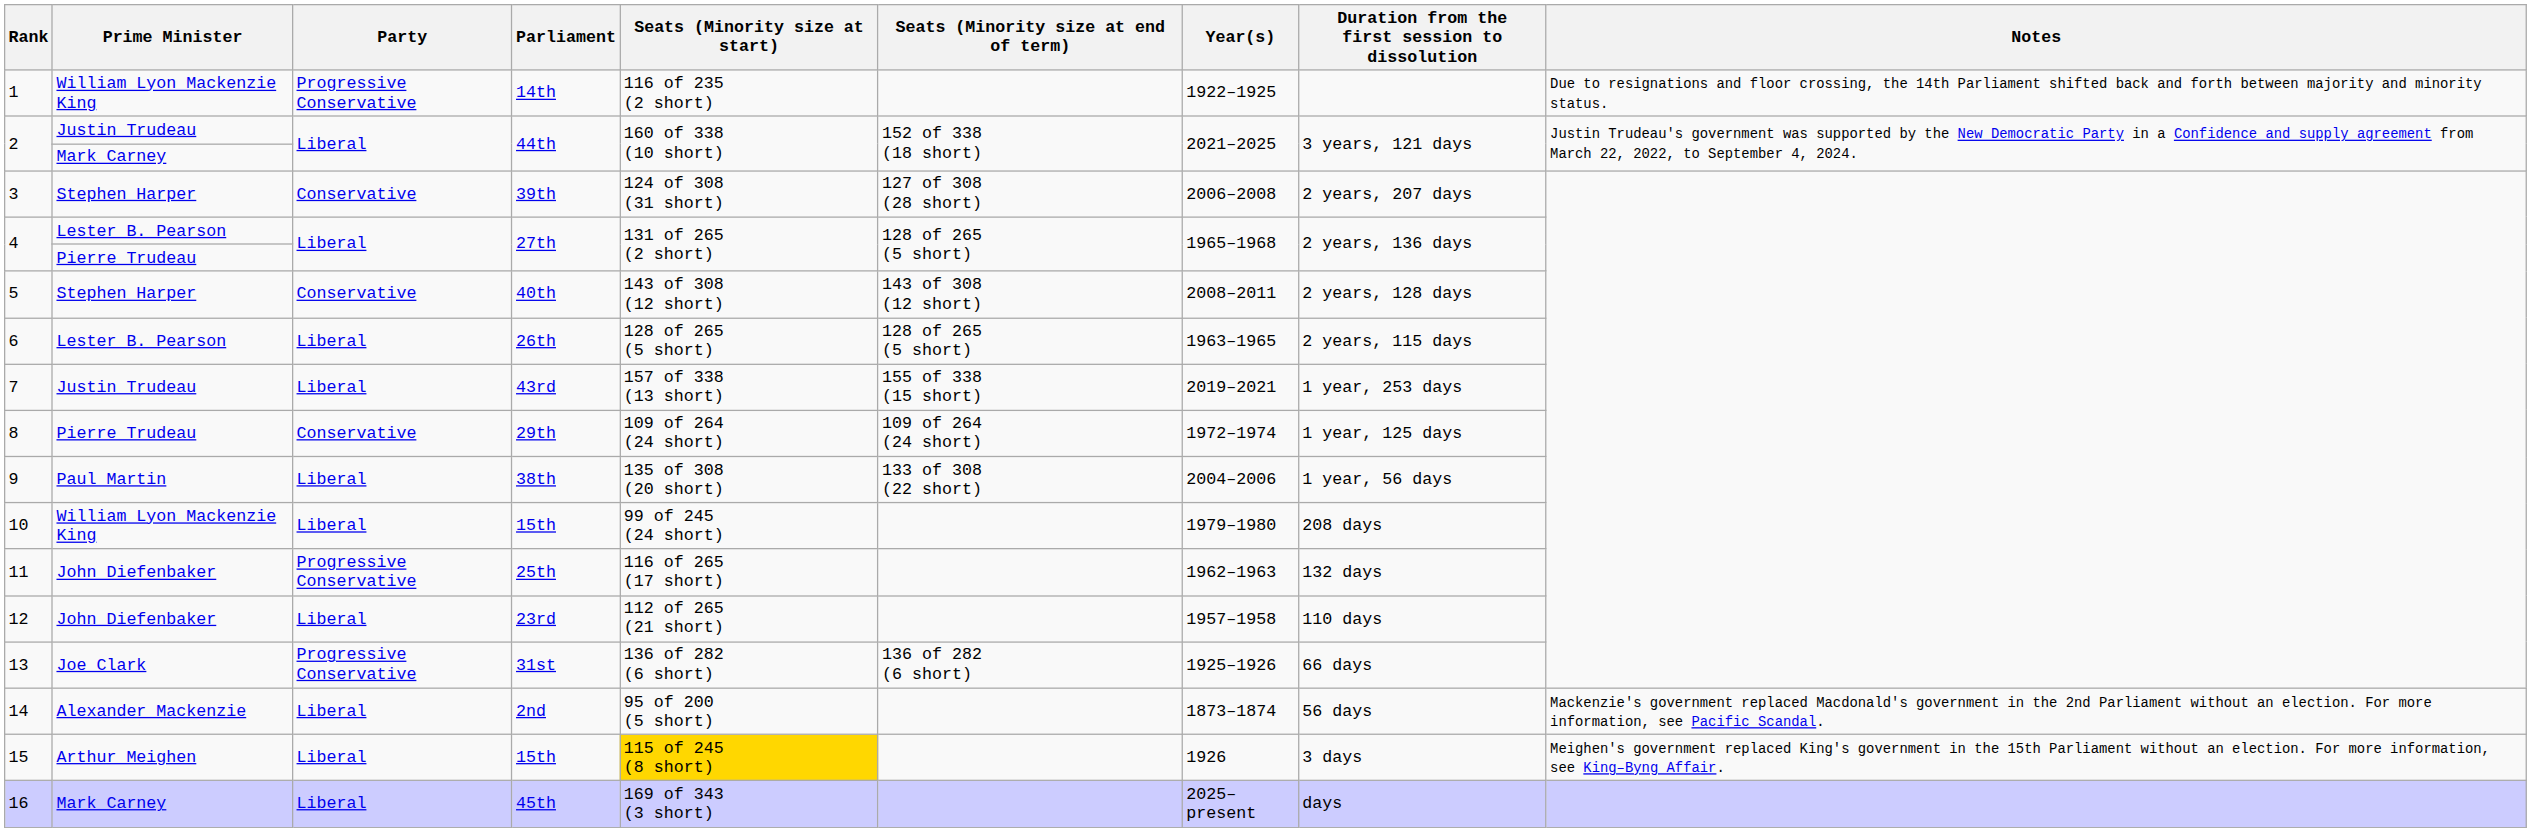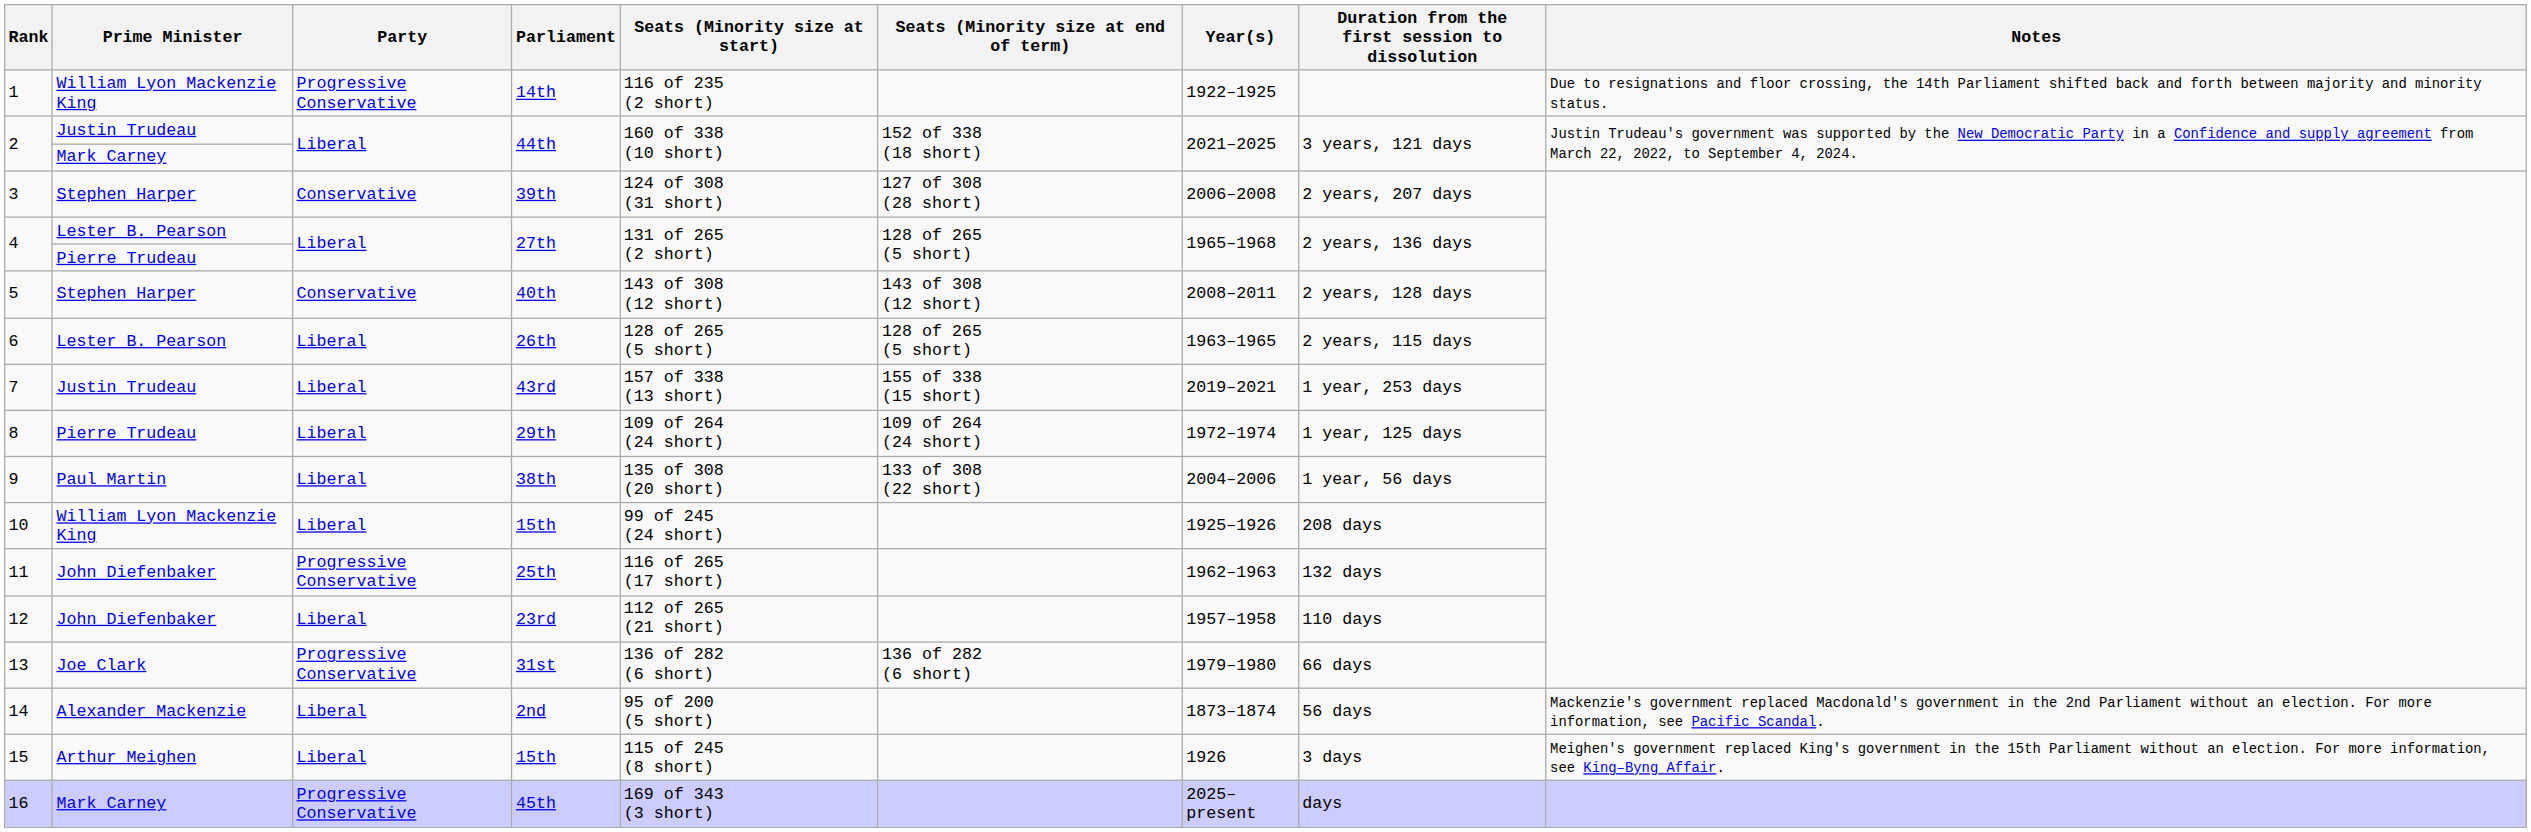(356, 433) Conservative -> (331, 433) Liberal
(1231, 526) 1979–1980 -> (1231, 526) 1925–1926
(1231, 665) 1925–1926 -> (1231, 665) 1979–1980
(674, 758) gold background -> (674, 758) no background
(331, 804) Liberal -> (356, 804) Progressive Conservative
